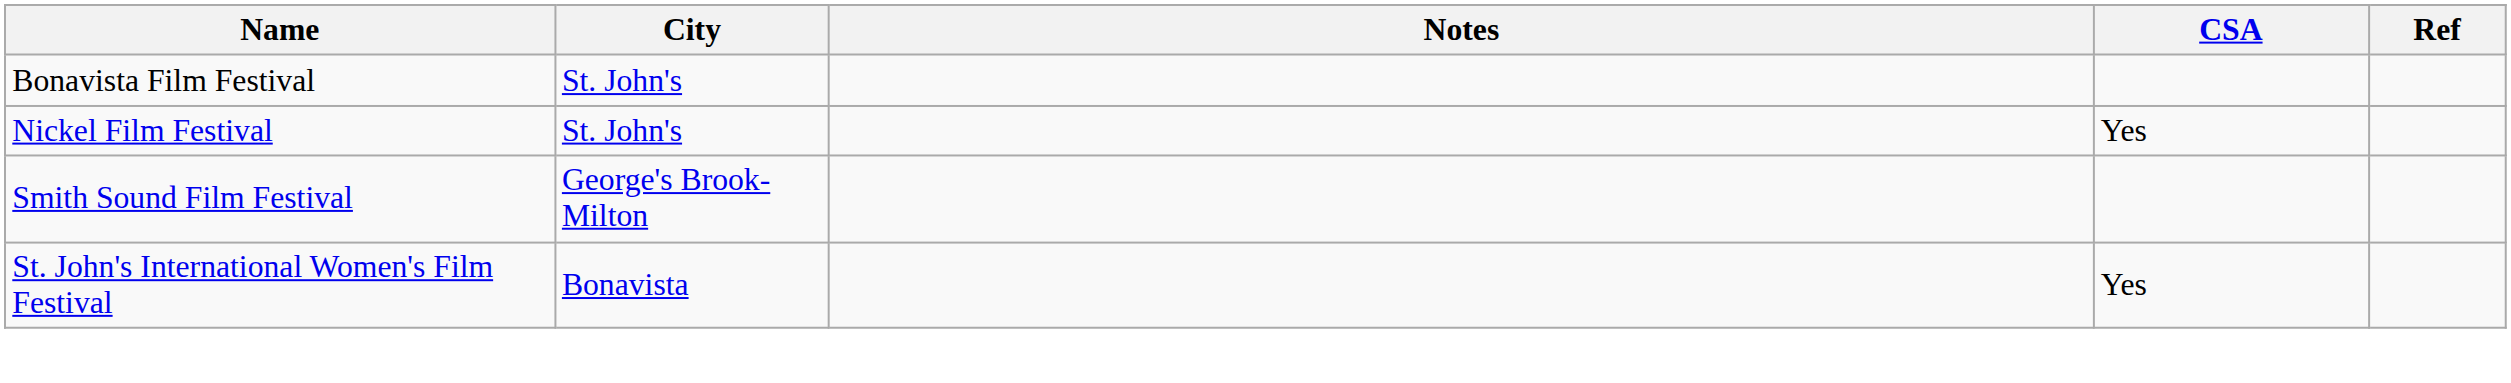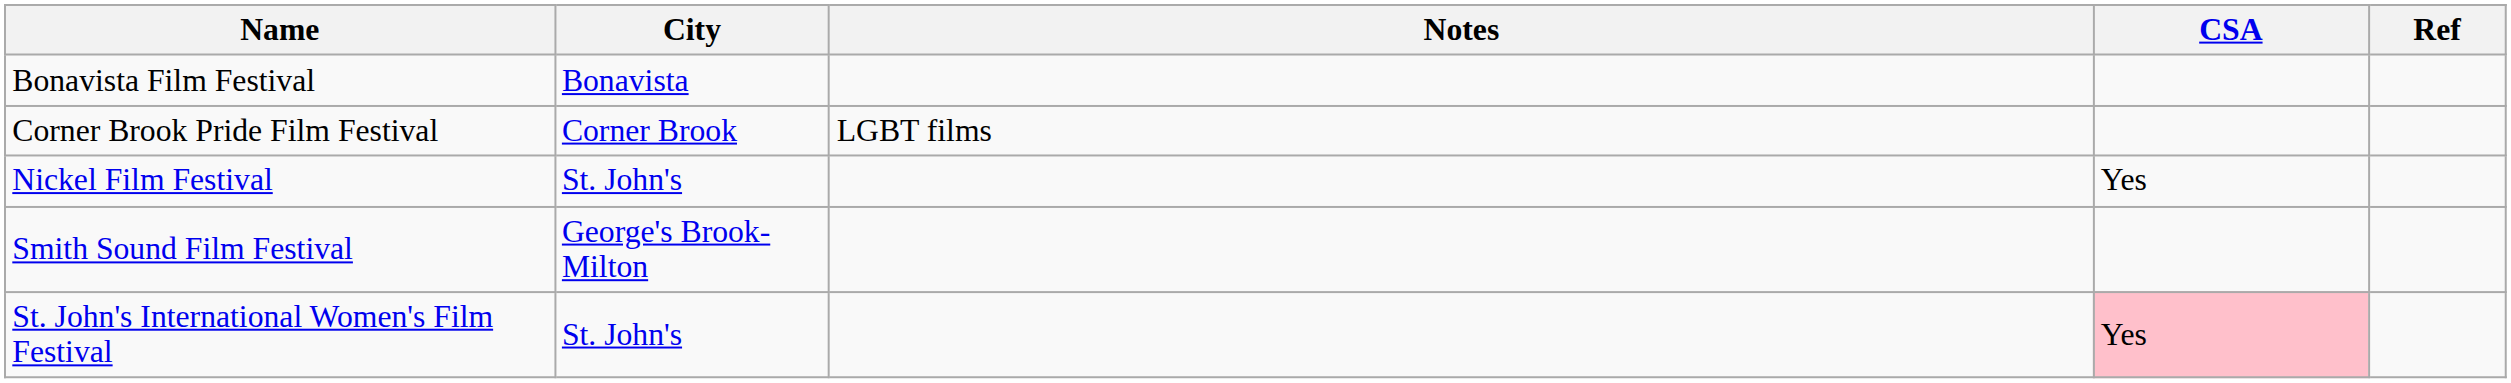(622, 79) St. John's -> (625, 79) Bonavista
+ row: (225, 130)
(625, 284) Bonavista -> (622, 334) St. John's
(2124, 284) no background -> (2124, 334) pink background
